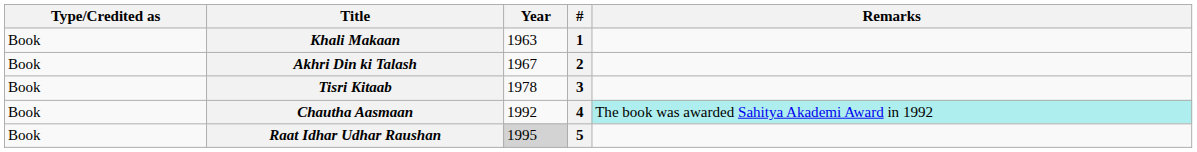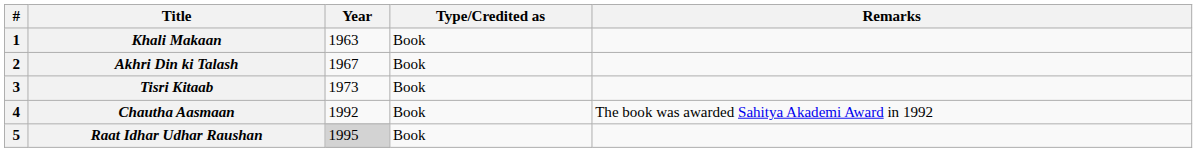columns swapped: (580, 16) <-> (106, 16)
(522, 87) 1978 -> (344, 87) 1973
(764, 111) paleturquoise background -> (764, 111) no background
